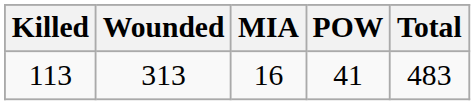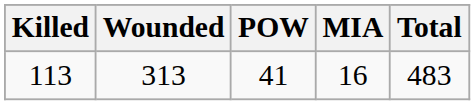columns swapped: (269, 27) <-> (348, 27)
